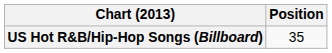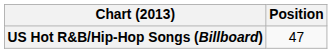(296, 37) 35 -> (296, 37) 47
